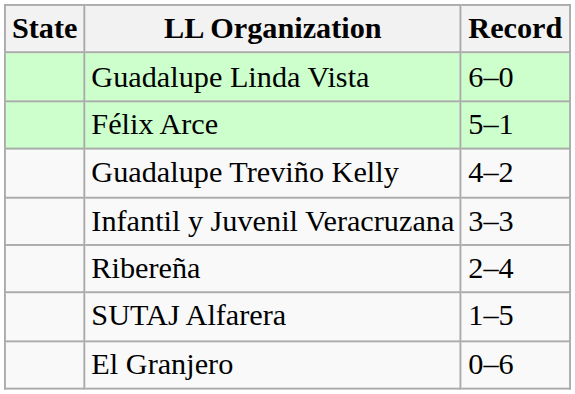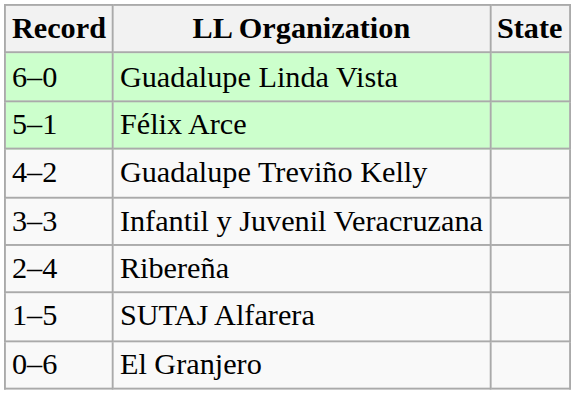columns swapped: (45, 28) <-> (515, 28)
